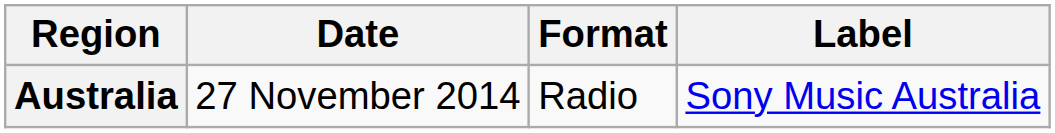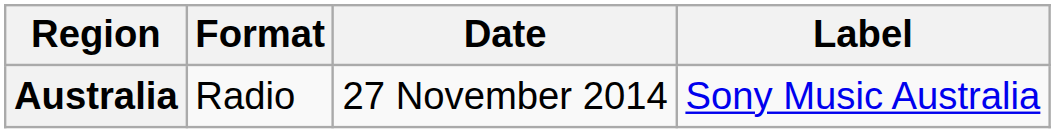columns swapped: (358, 34) <-> (603, 34)
